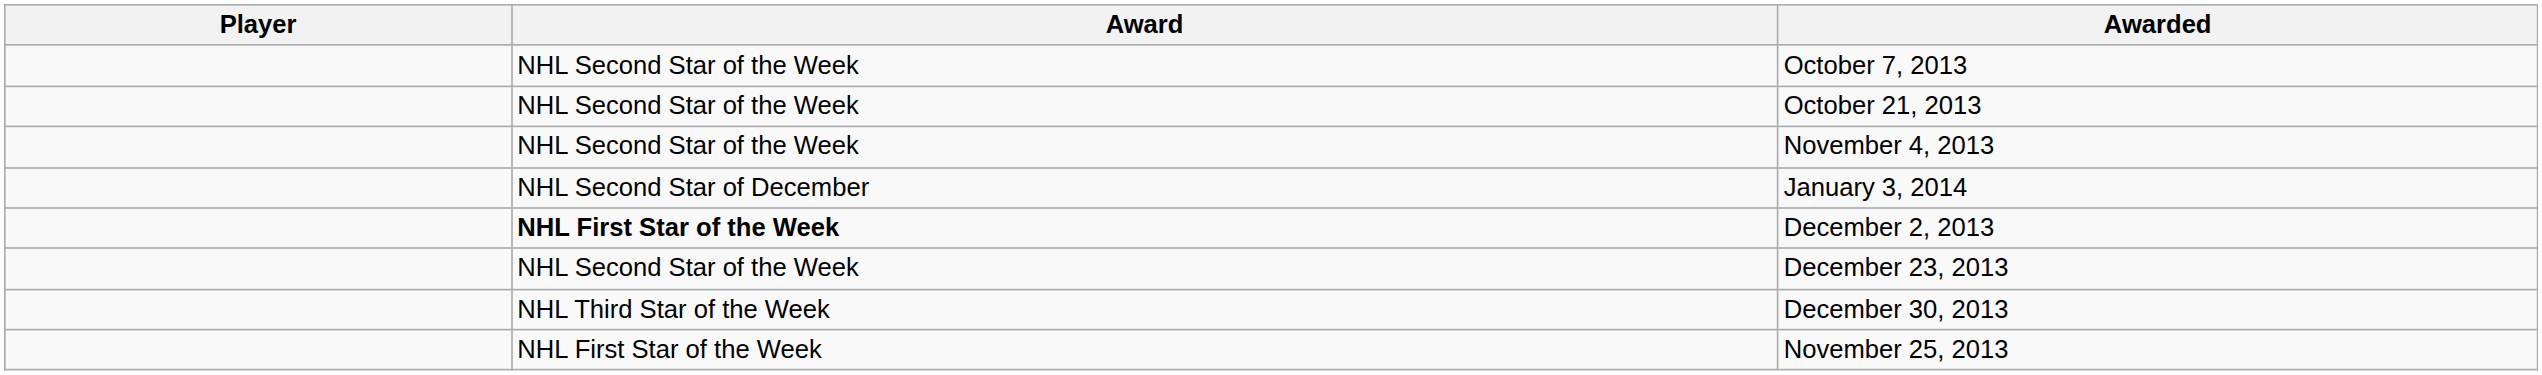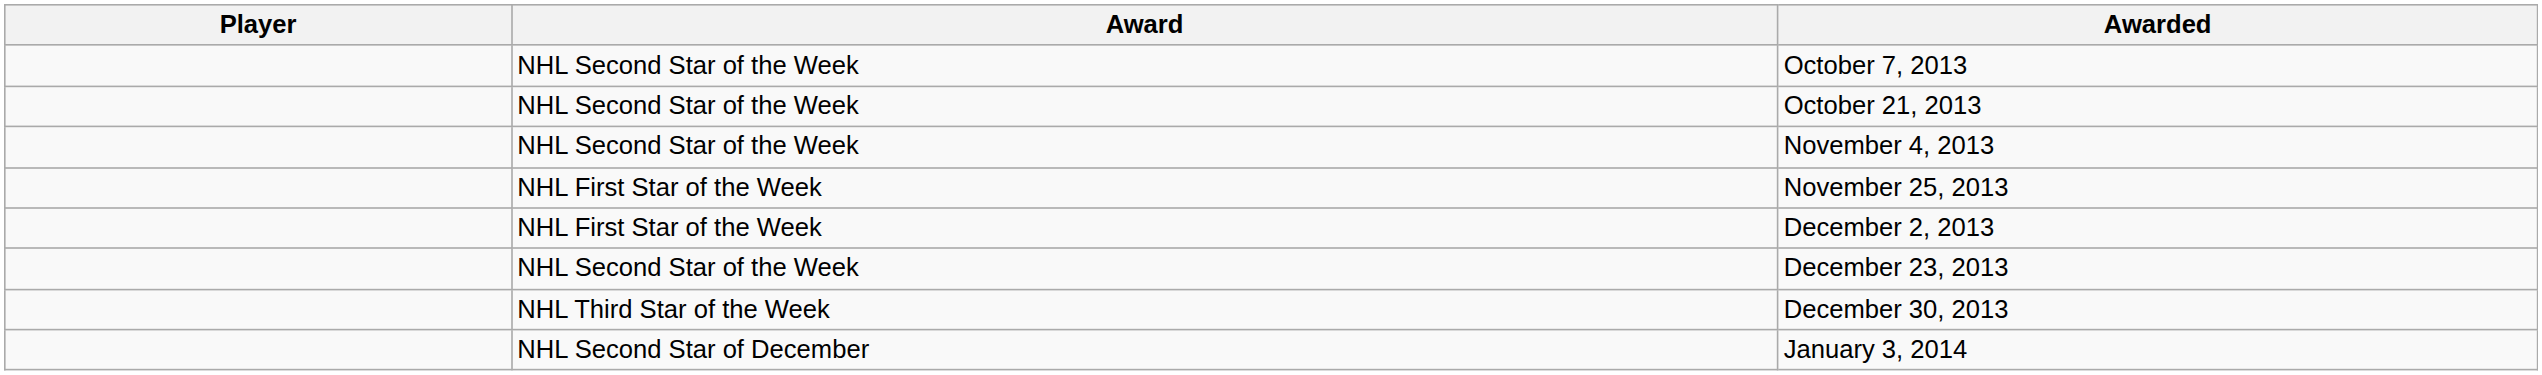rows swapped: (1896, 349) <-> (1875, 187)
(678, 227) bold -> (669, 227) normal
